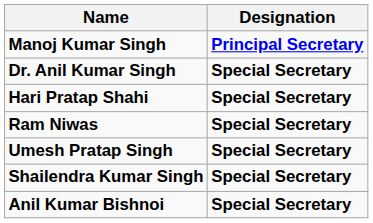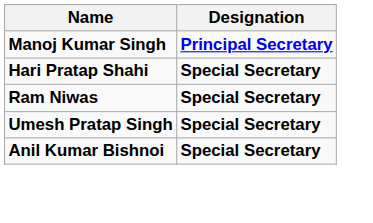- row: (92, 71)
- row: (106, 177)
